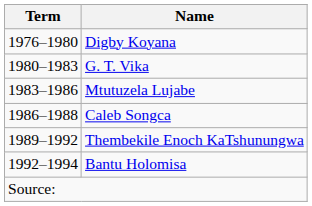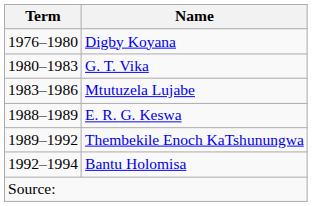- row: (128, 115)
+ row: (133, 115)
